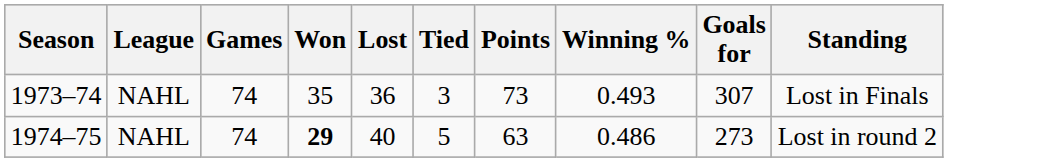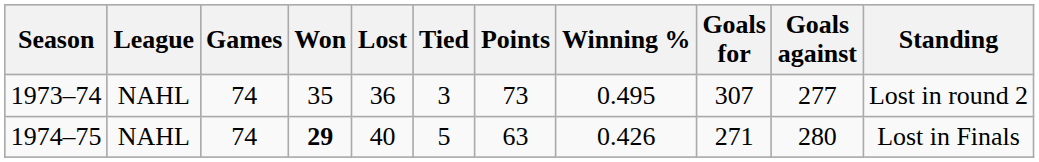+ column: (817, 39)
(626, 95) 0.493 -> (626, 95) 0.495
(857, 95) Lost in Finals -> (948, 95) Lost in round 2
(626, 136) 0.486 -> (626, 136) 0.426
(734, 136) 273 -> (734, 136) 271
(857, 136) Lost in round 2 -> (948, 136) Lost in Finals
